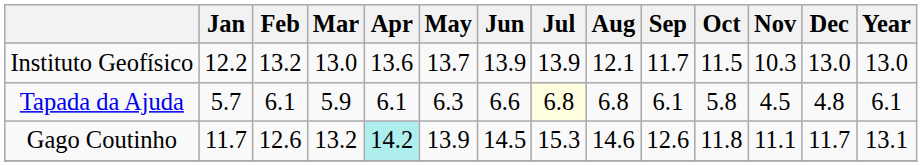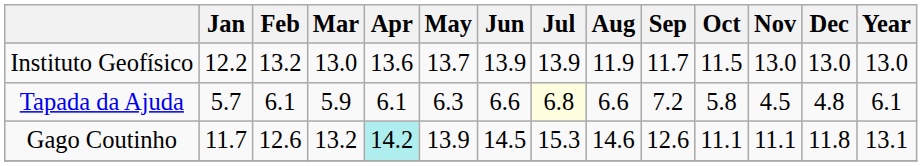(613, 62) 12.1 -> (613, 62) 11.9
(775, 62) 10.3 -> (775, 62) 13.0
(613, 101) 6.8 -> (613, 101) 6.6
(668, 101) 6.1 -> (668, 101) 7.2
(721, 140) 11.8 -> (721, 140) 11.1
(829, 140) 11.7 -> (829, 140) 11.8
